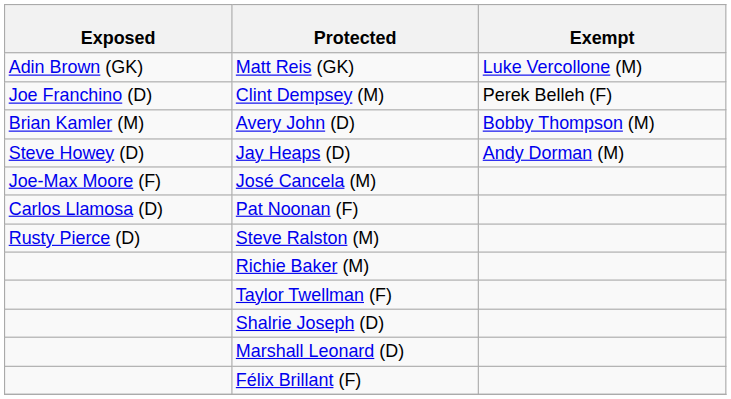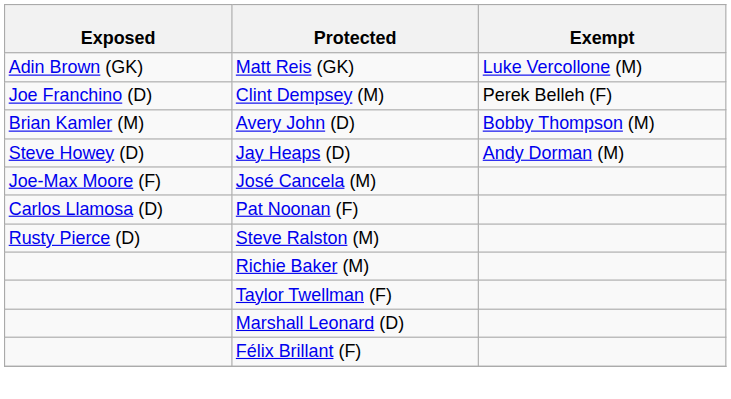- row: (310, 323)
